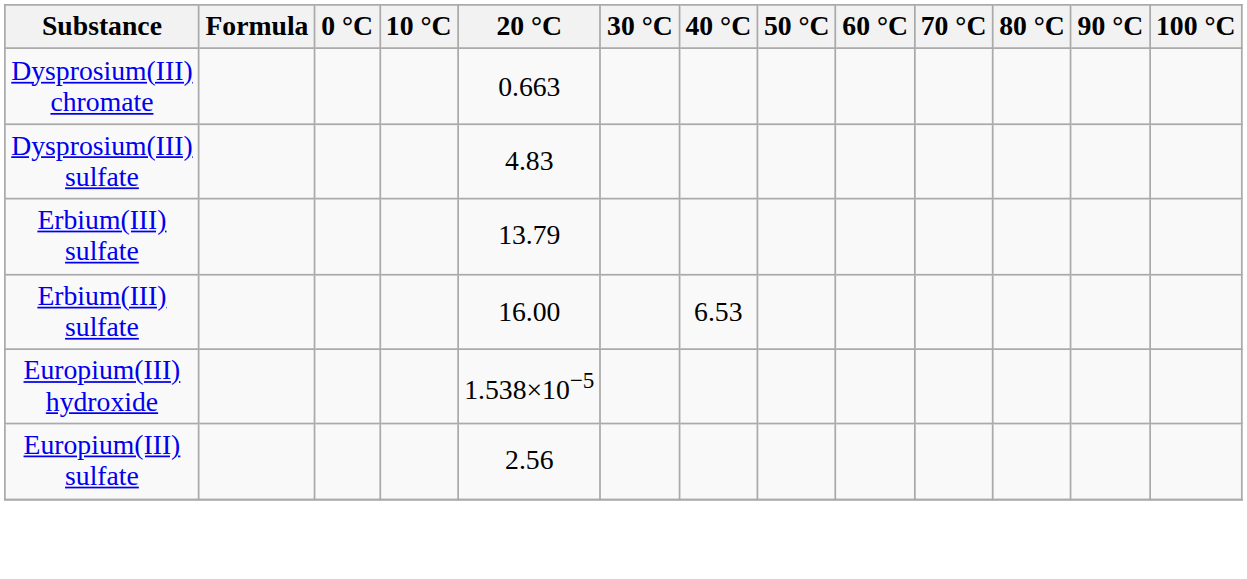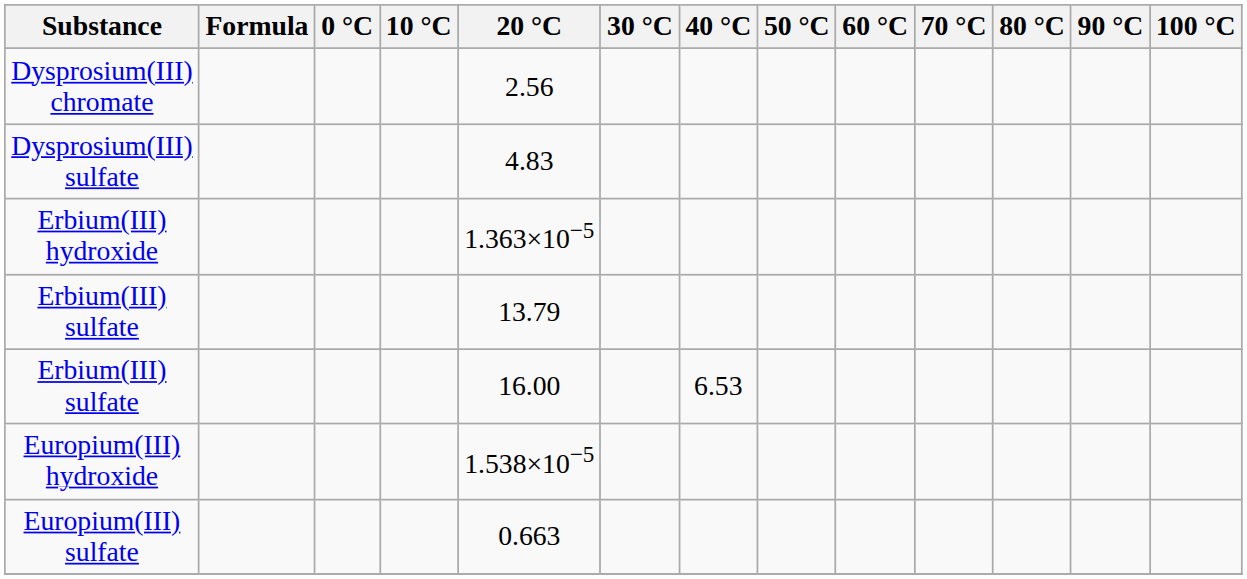(529, 85) 0.663 -> (529, 85) 2.56
+ row: (102, 235)
(529, 461) 2.56 -> (529, 536) 0.663
